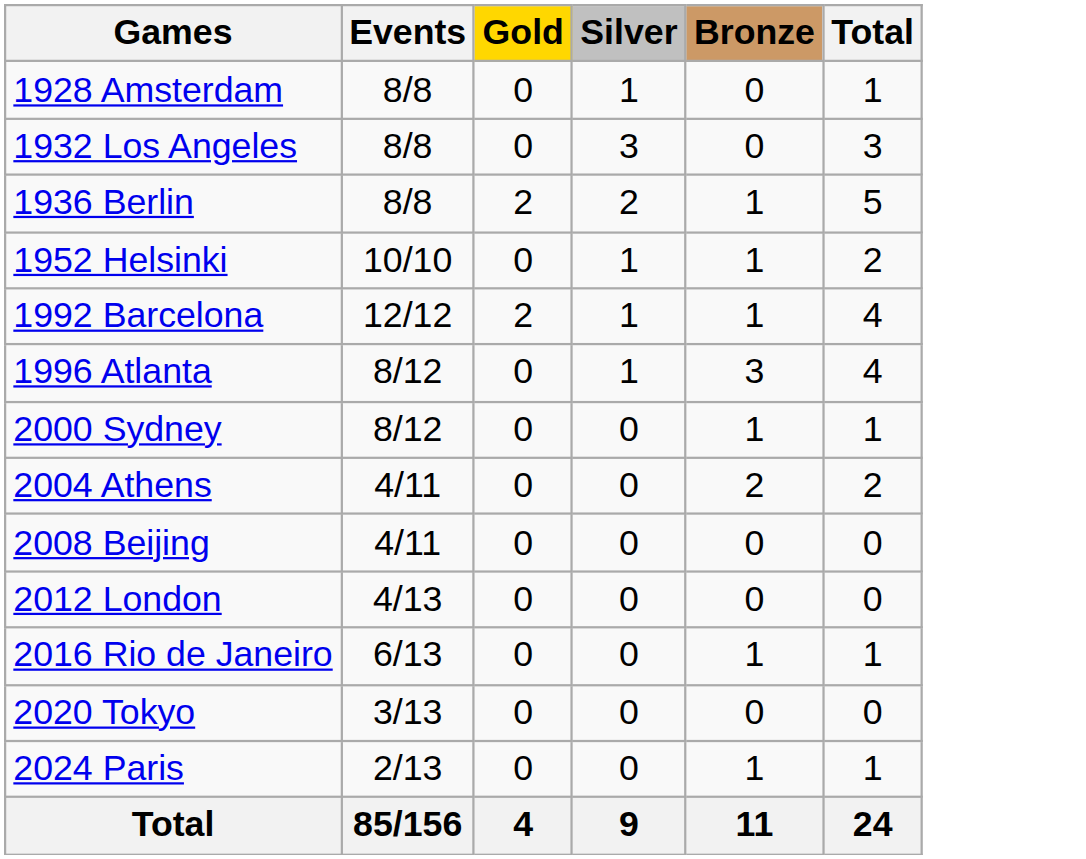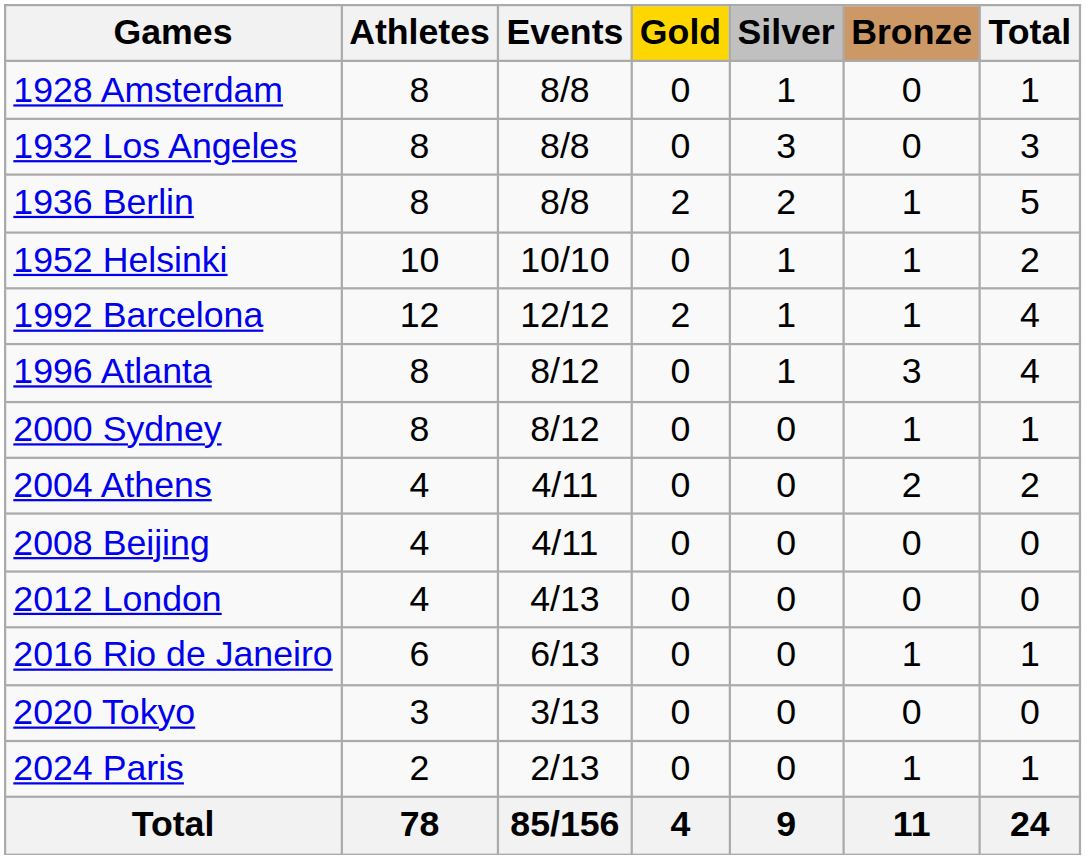+ column: (420, 32)
